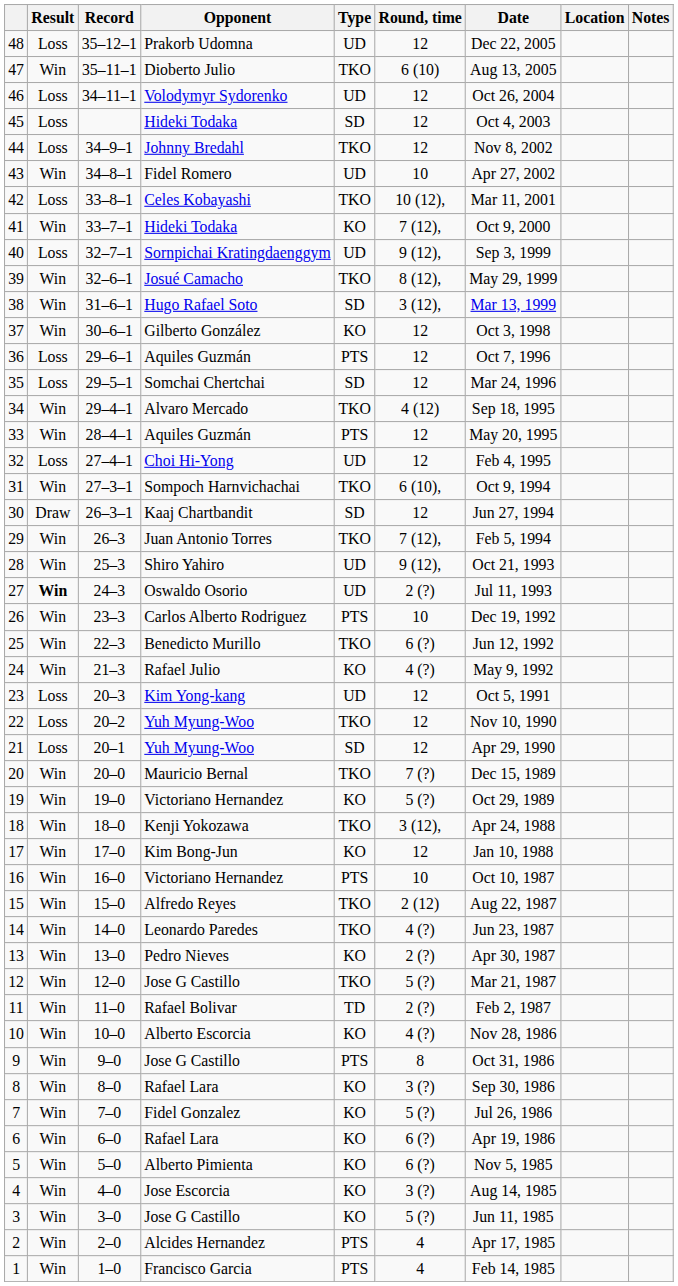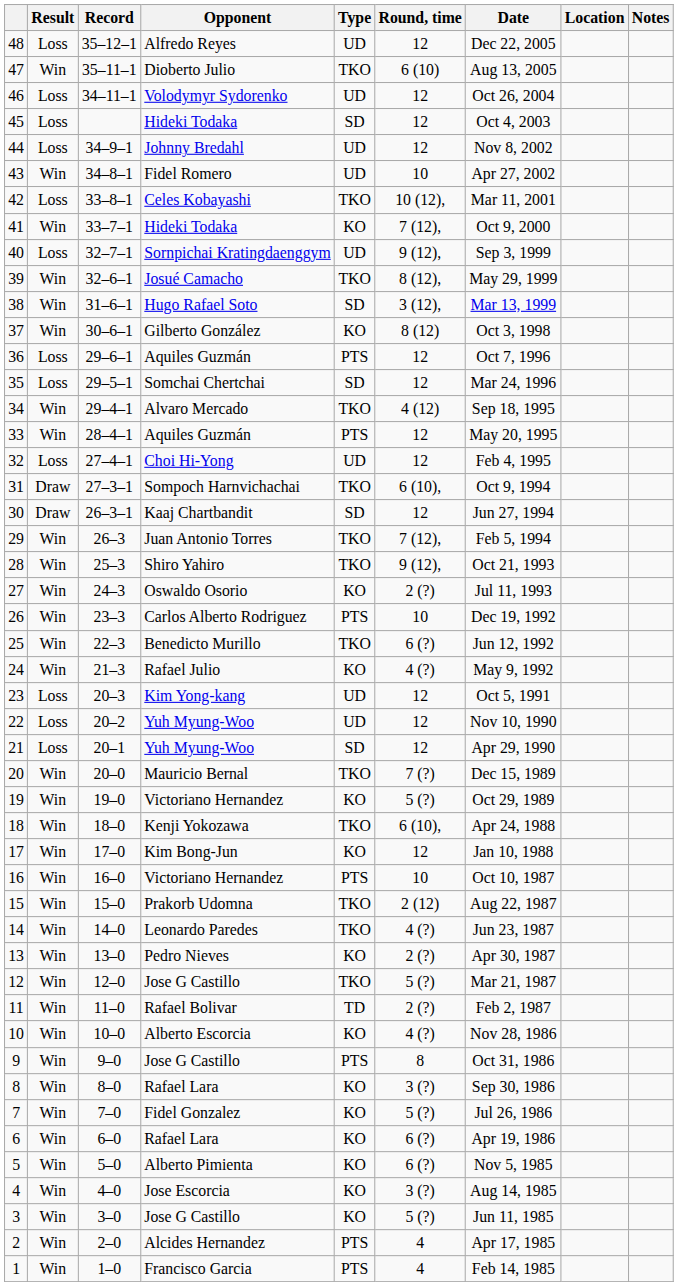(198, 43) Prakorb Udomna -> (190, 43) Alfredo Reyes
(355, 148) TKO -> (355, 148) UD
(420, 330) 12 -> (420, 330) 8 (12)
(53, 486) Win -> (53, 486) Draw
(355, 565) UD -> (355, 565) TKO
(53, 591) bold -> (53, 591) normal
(355, 591) UD -> (355, 591) KO
(355, 721) TKO -> (355, 721) UD
(420, 825) 3 (12), -> (420, 825) 6 (10),
(190, 903) Alfredo Reyes -> (198, 903) Prakorb Udomna
